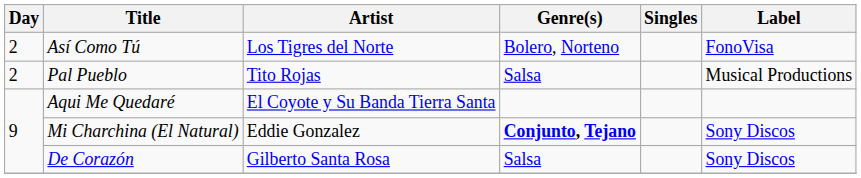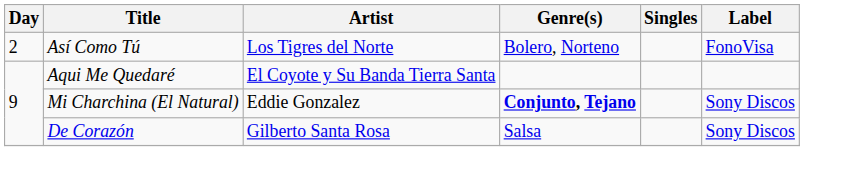- row: (87, 74)
